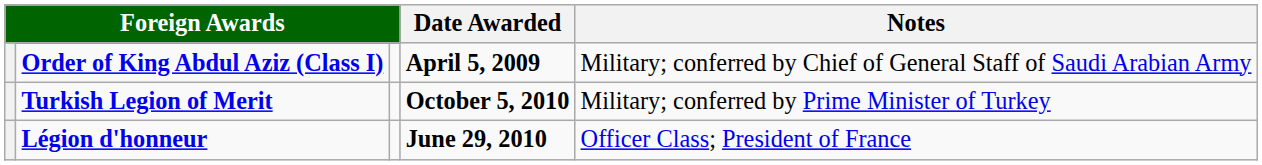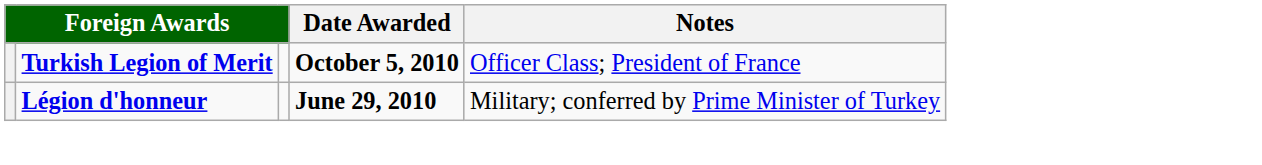- row: (202, 62)
(816, 100) Military; conferred by Prime Minister of Turkey -> (635, 62) Officer Class; President of France
(746, 139) Officer Class; President of France -> (705, 100) Military; conferred by Prime Minister of Turkey
